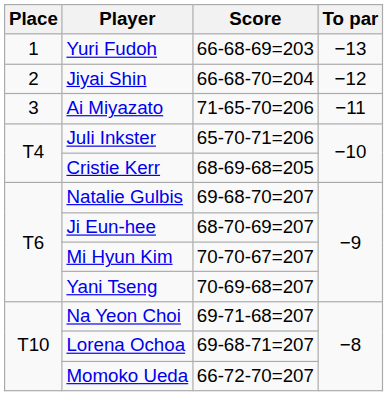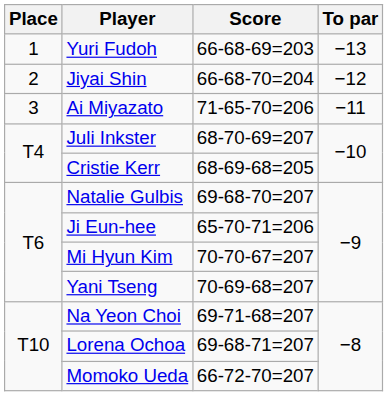(255, 138) 65-70-71=206 -> (255, 138) 68-70-69=207
(255, 227) 68-70-69=207 -> (255, 227) 65-70-71=206
